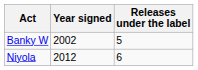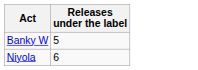- column: (82, 18)
